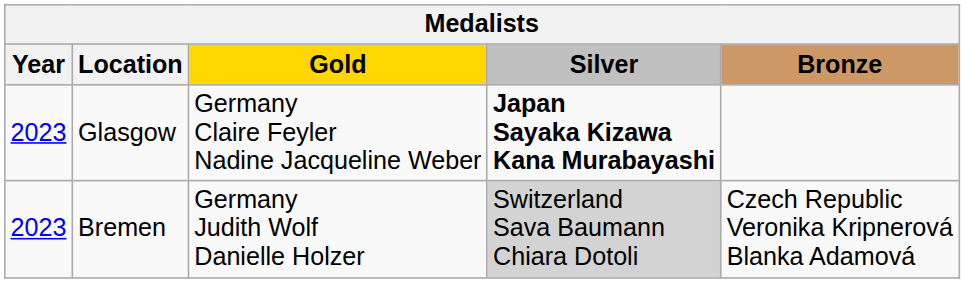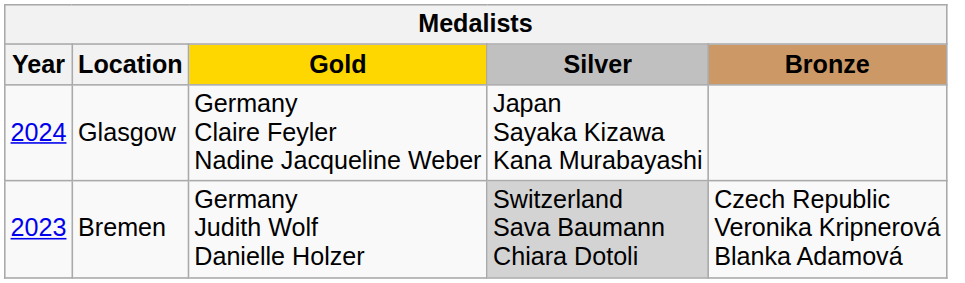(39, 132) 2023 -> (39, 132) 2024
(604, 132) bold -> (598, 132) normal
